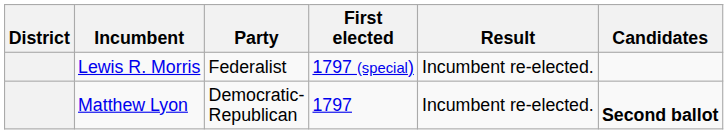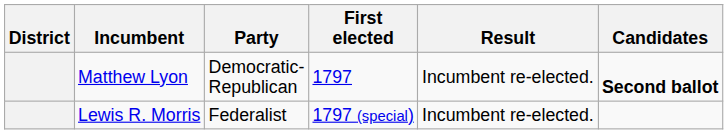rows swapped: (133, 104) <-> (139, 66)
